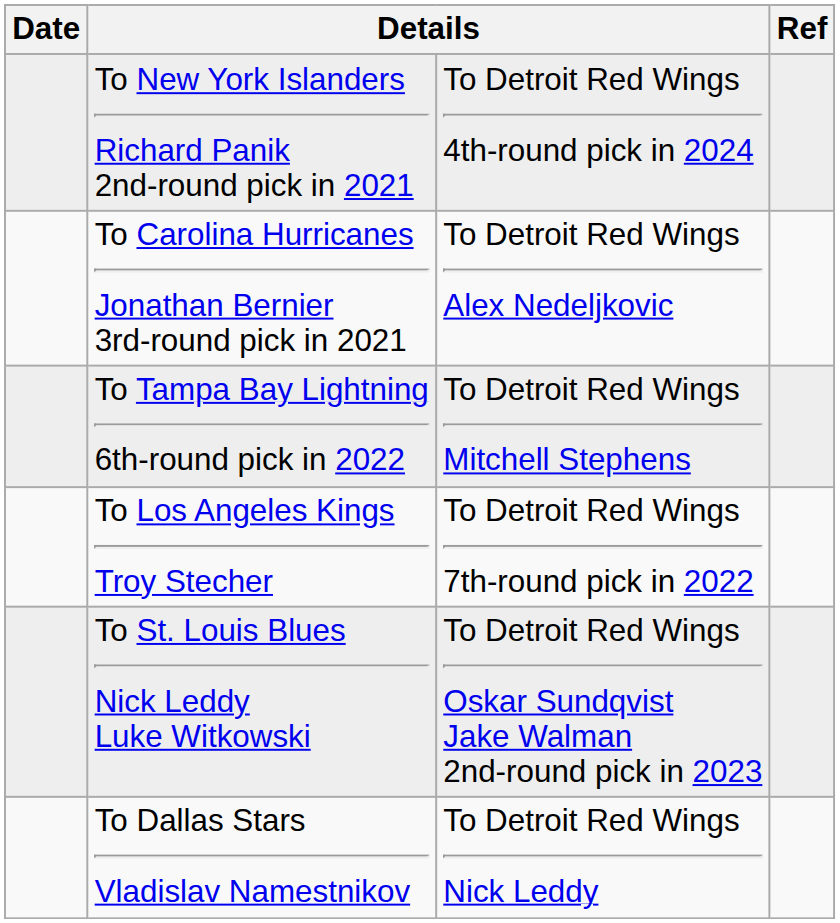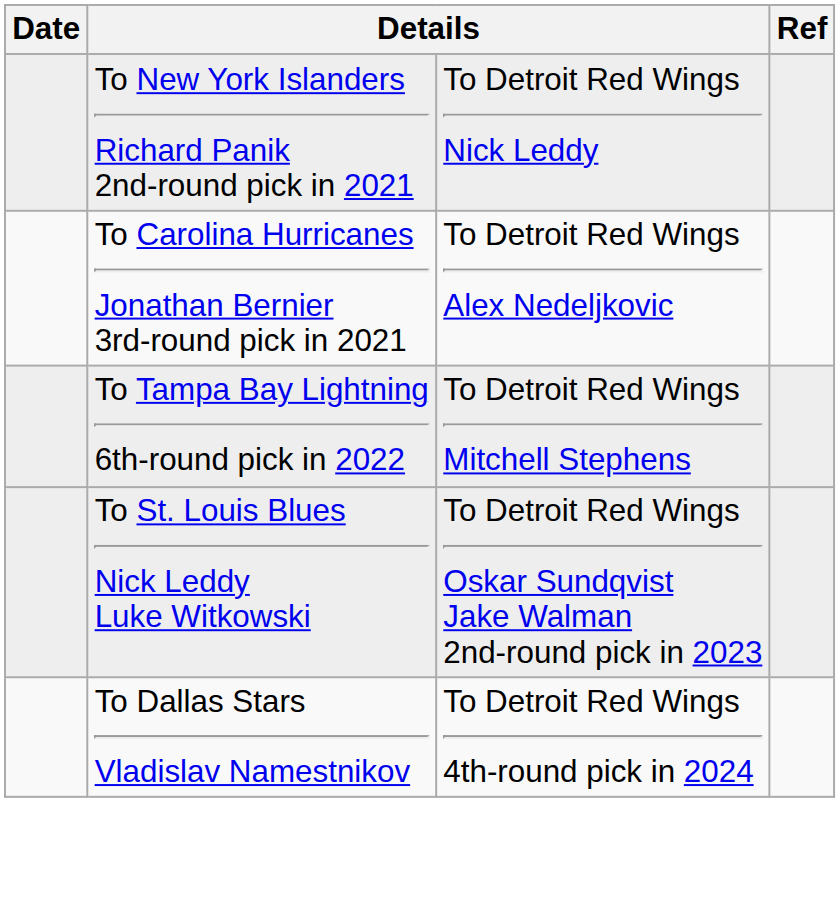(603, 114) To Detroit Red Wings 4th-round pick in 2024 -> (603, 114) To Detroit Red Wings Nick Leddy
- row: (262, 545)
(603, 856) To Detroit Red Wings Nick Leddy -> (603, 736) To Detroit Red Wings 4th-round pick in 2024
